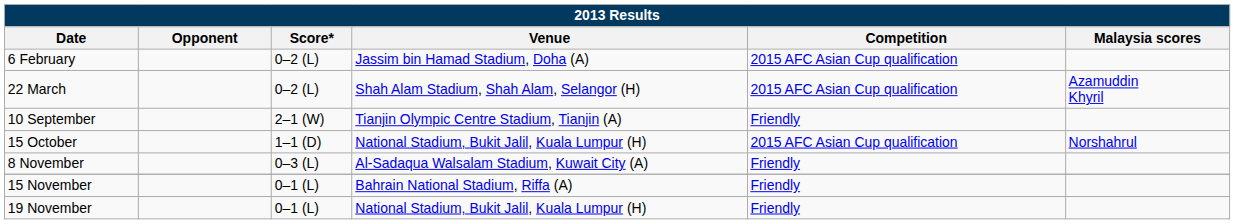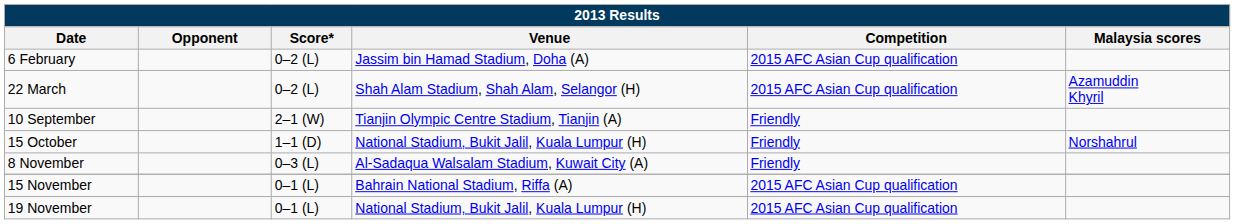(854, 142) 2015 AFC Asian Cup qualification -> (775, 142) Friendly
(775, 186) Friendly -> (854, 186) 2015 AFC Asian Cup qualification
(775, 208) Friendly -> (854, 208) 2015 AFC Asian Cup qualification
